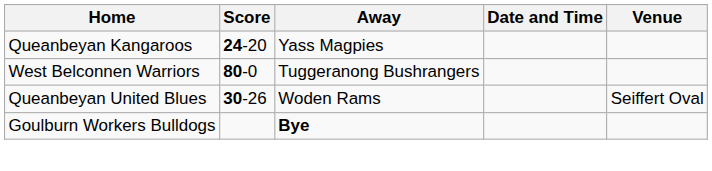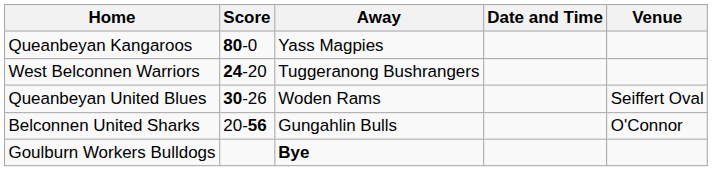(245, 44) 24-20 -> (240, 44) 80-0
(240, 71) 80-0 -> (245, 71) 24-20
+ row: (104, 125)
